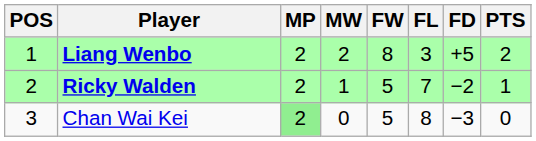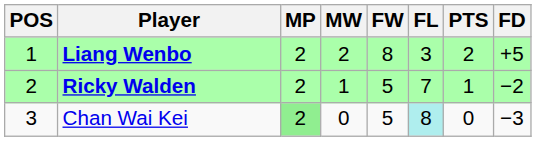columns swapped: (462, 20) <-> (506, 20)
(426, 119) no background -> (426, 119) paleturquoise background
